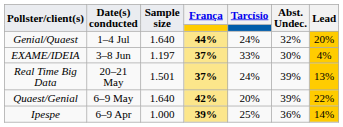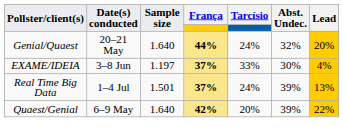(113, 40) 1–4 Jul -> (113, 45) 20–21 May
(113, 77) 20–21 May -> (113, 88) 1–4 Jul
- row: (45, 114)
